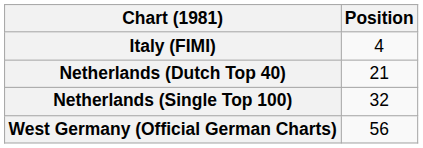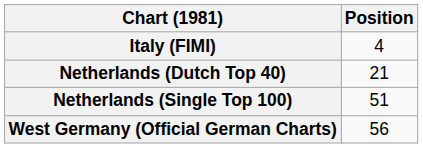(379, 101) 32 -> (379, 101) 51
